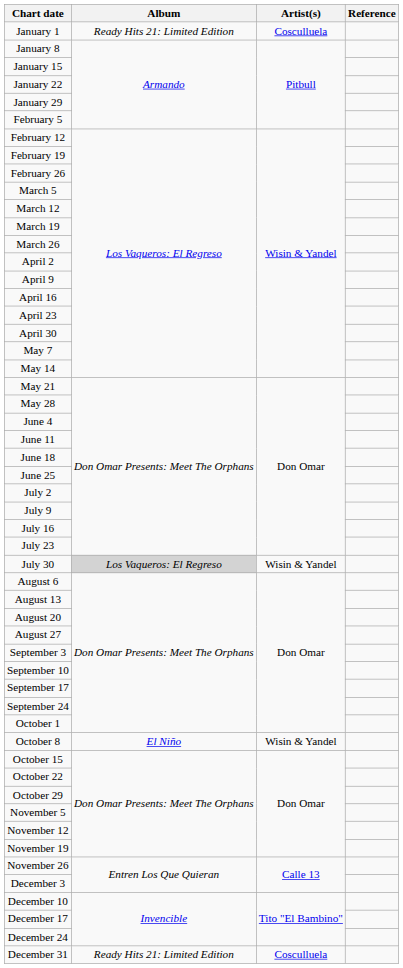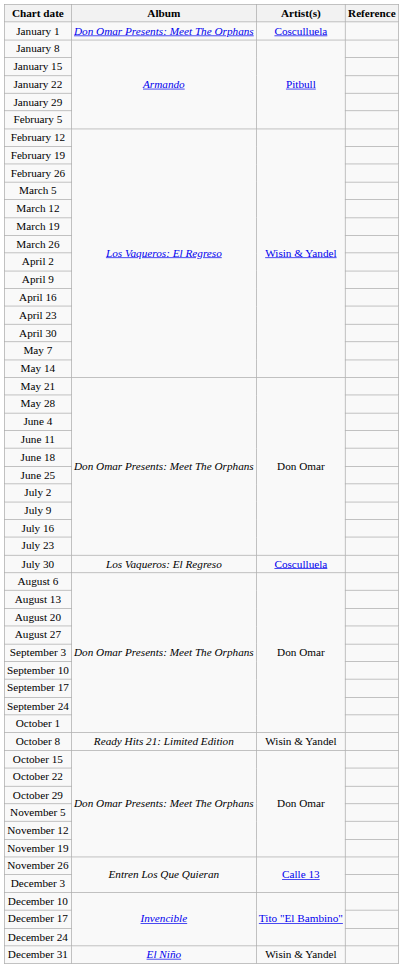(164, 31) Ready Hits 21: Limited Edition -> (164, 31) Don Omar Presents: Meet The Orphans
(164, 564) lightgrey background -> (164, 564) no background
(301, 564) Wisin & Yandel -> (301, 564) Cosculluela
(164, 741) El Niño -> (164, 741) Ready Hits 21: Limited Edition
(164, 954) Ready Hits 21: Limited Edition -> (164, 954) El Niño
(301, 954) Cosculluela -> (301, 954) Wisin & Yandel
